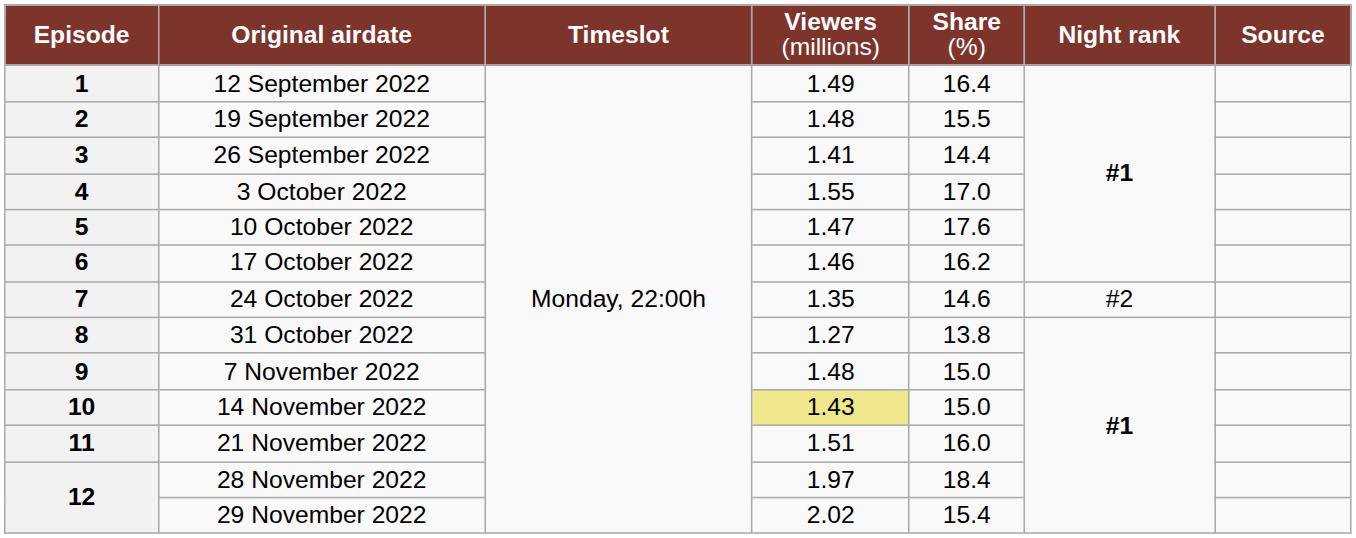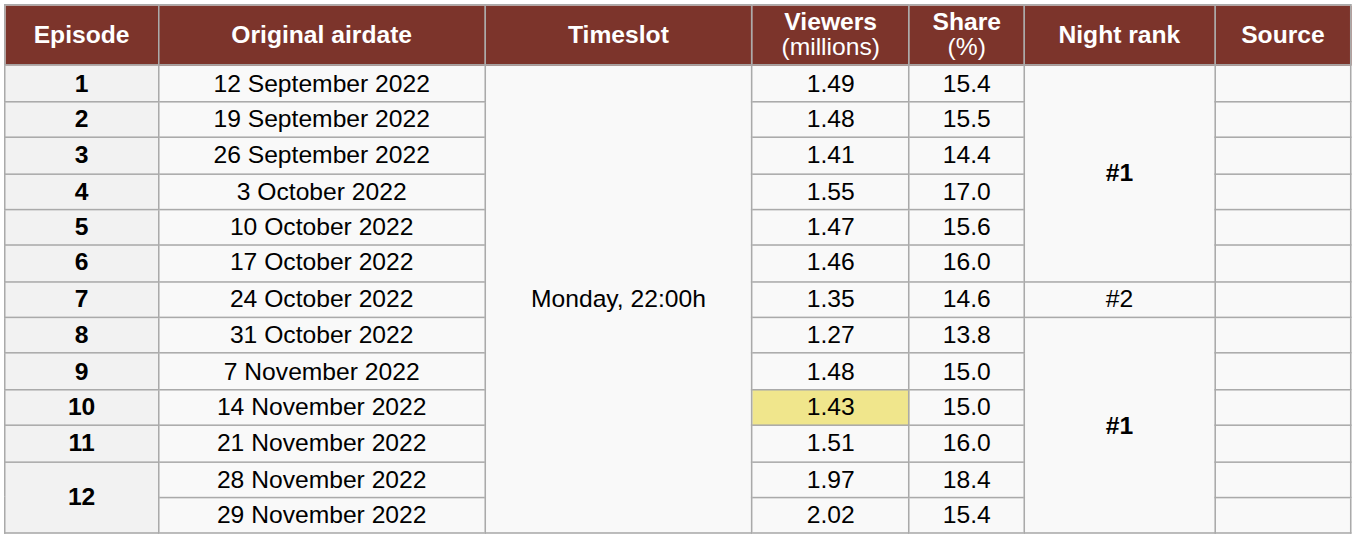(967, 83) 16.4 -> (967, 83) 15.4
(967, 227) 17.6 -> (967, 227) 15.6
(967, 263) 16.2 -> (967, 263) 16.0
